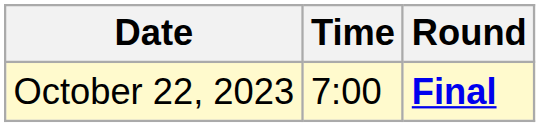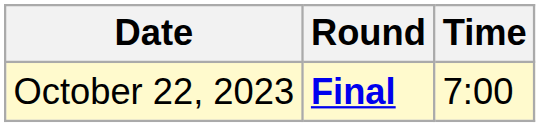columns swapped: (353, 33) <-> (469, 33)
